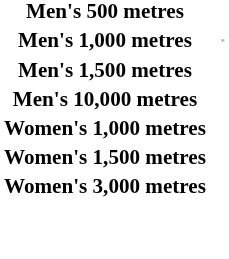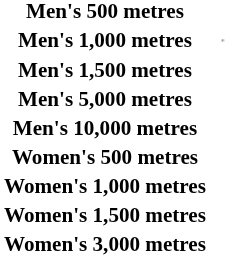+ row: (105, 98)
+ row: (105, 156)
